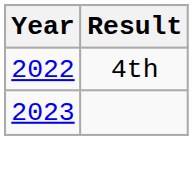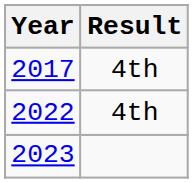+ row: (43, 70)
